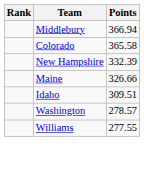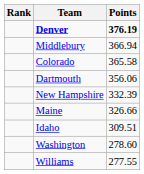+ row: (52, 29)
+ row: (58, 78)
(123, 111) 278.57 -> (123, 144) 278.60
